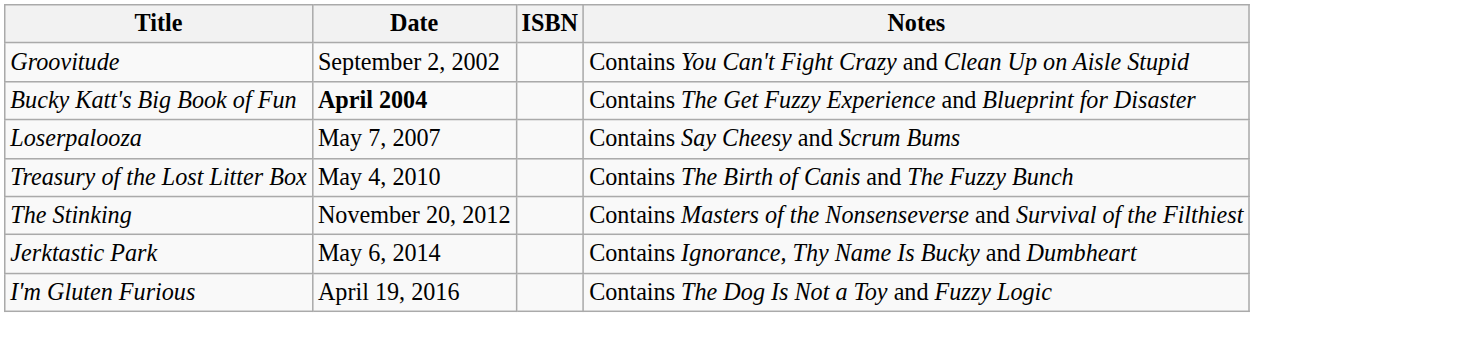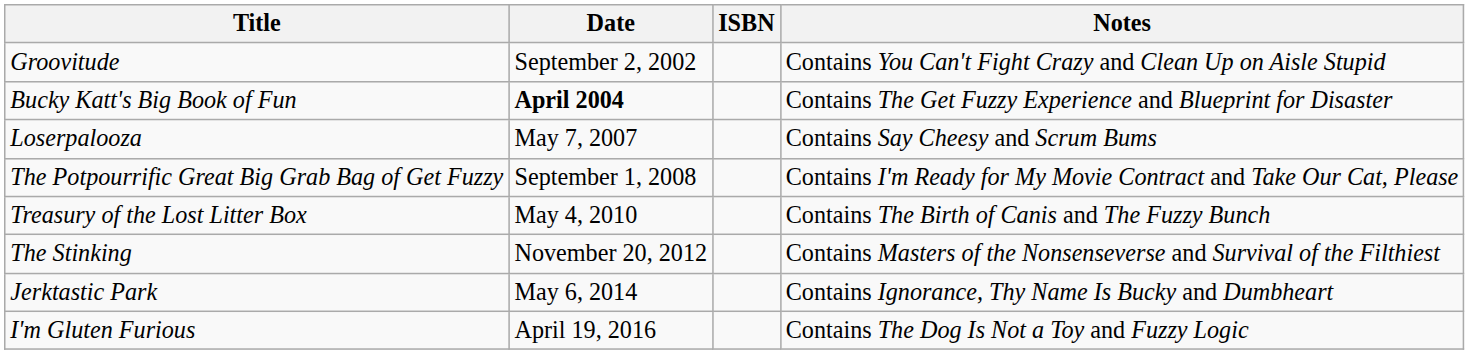+ row: (257, 176)
